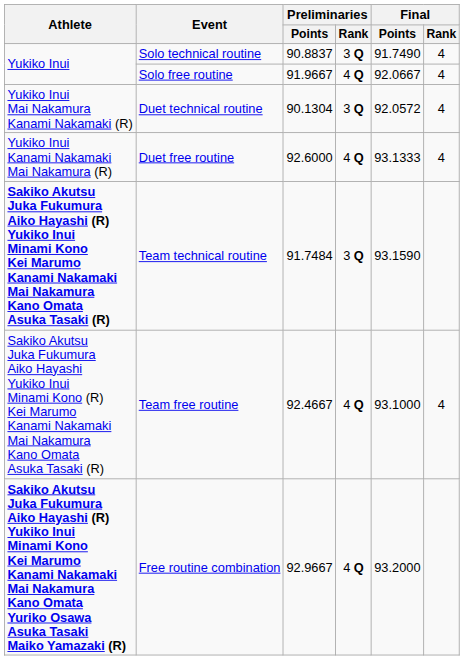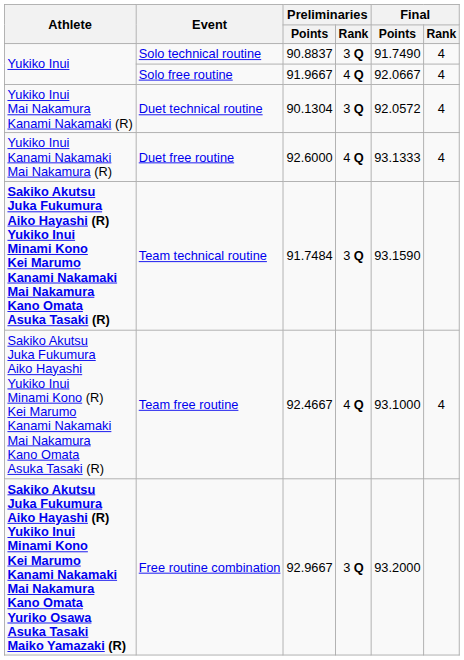(353, 567) 4 Q -> (353, 567) 3 Q
